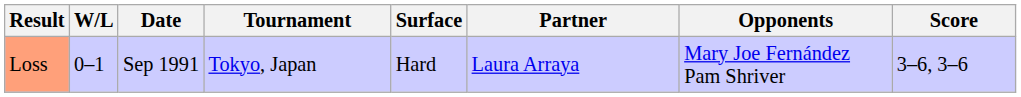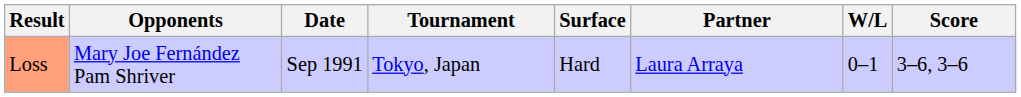columns swapped: (94, 20) <-> (786, 20)
